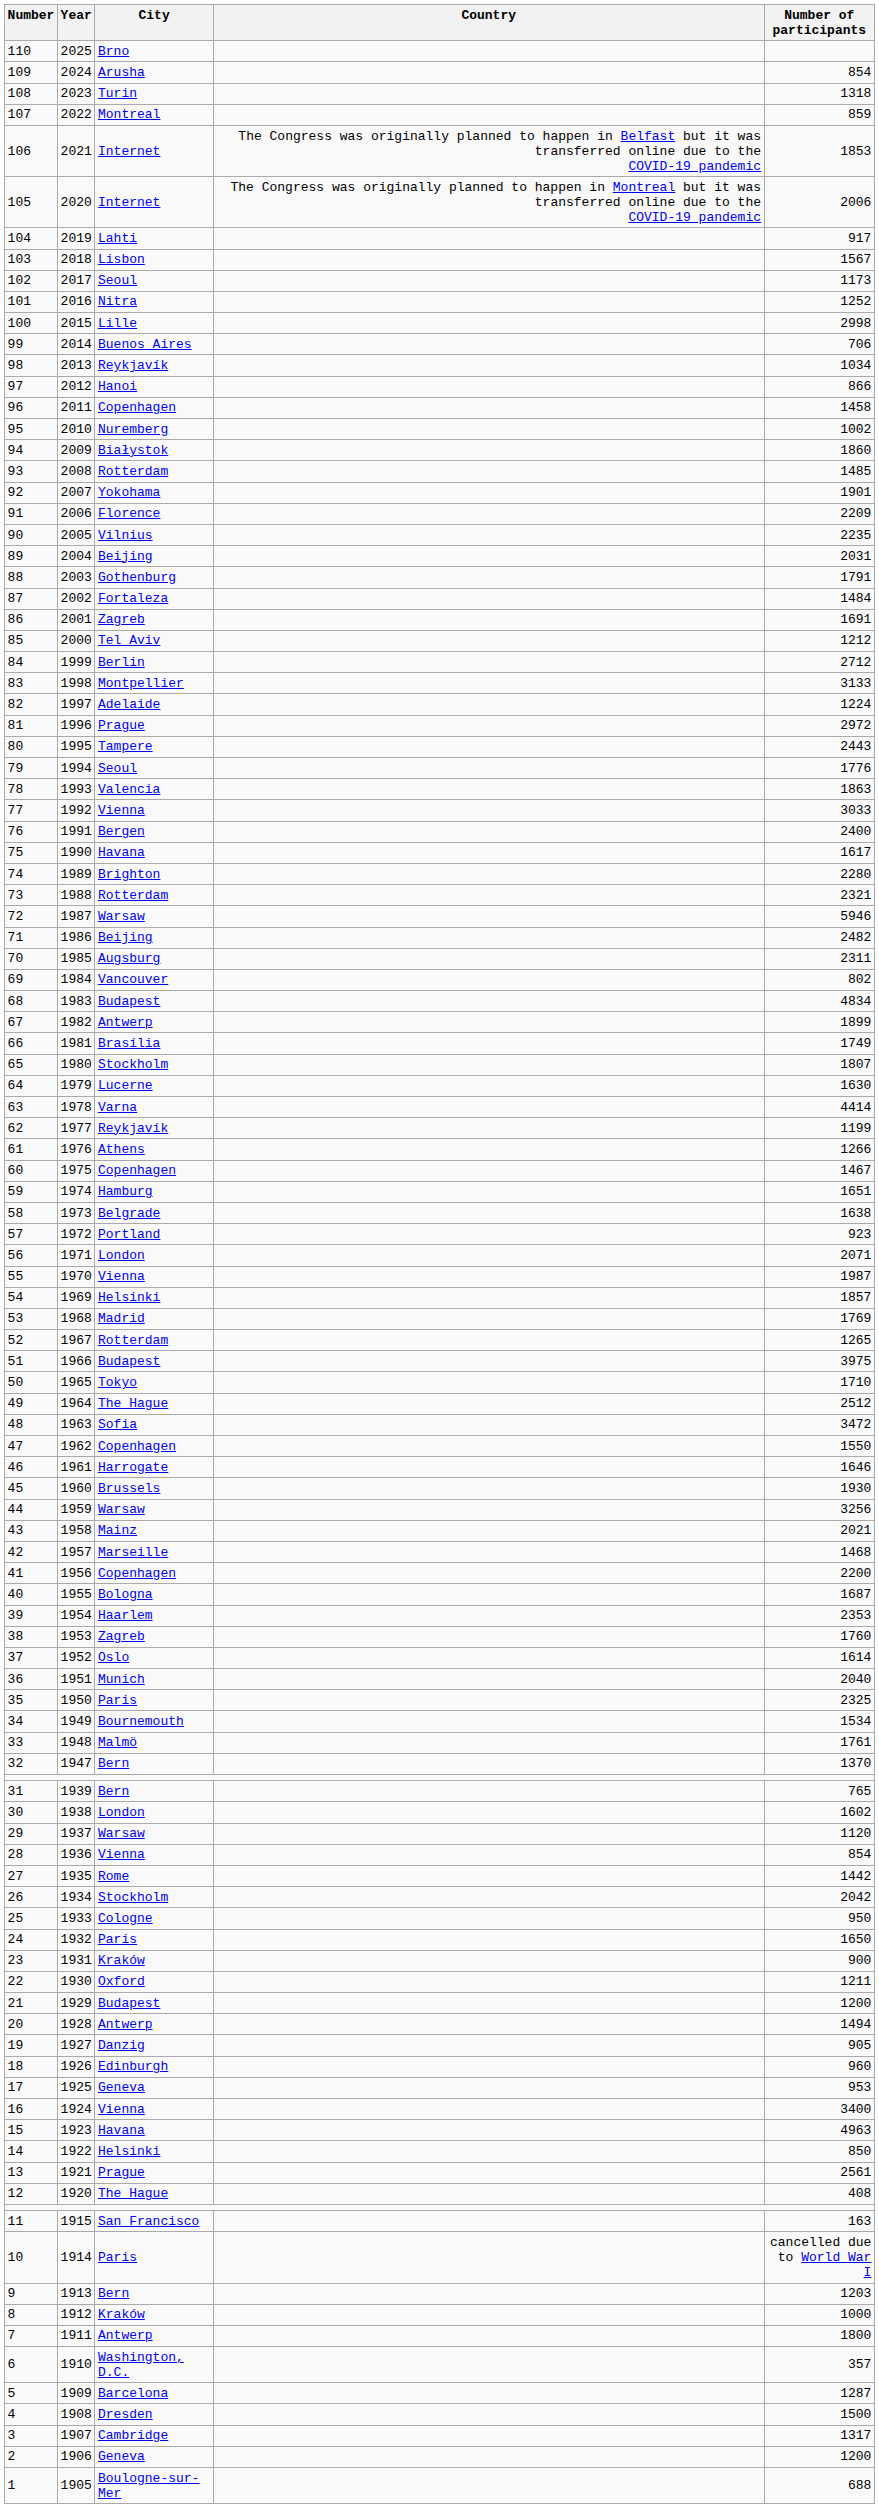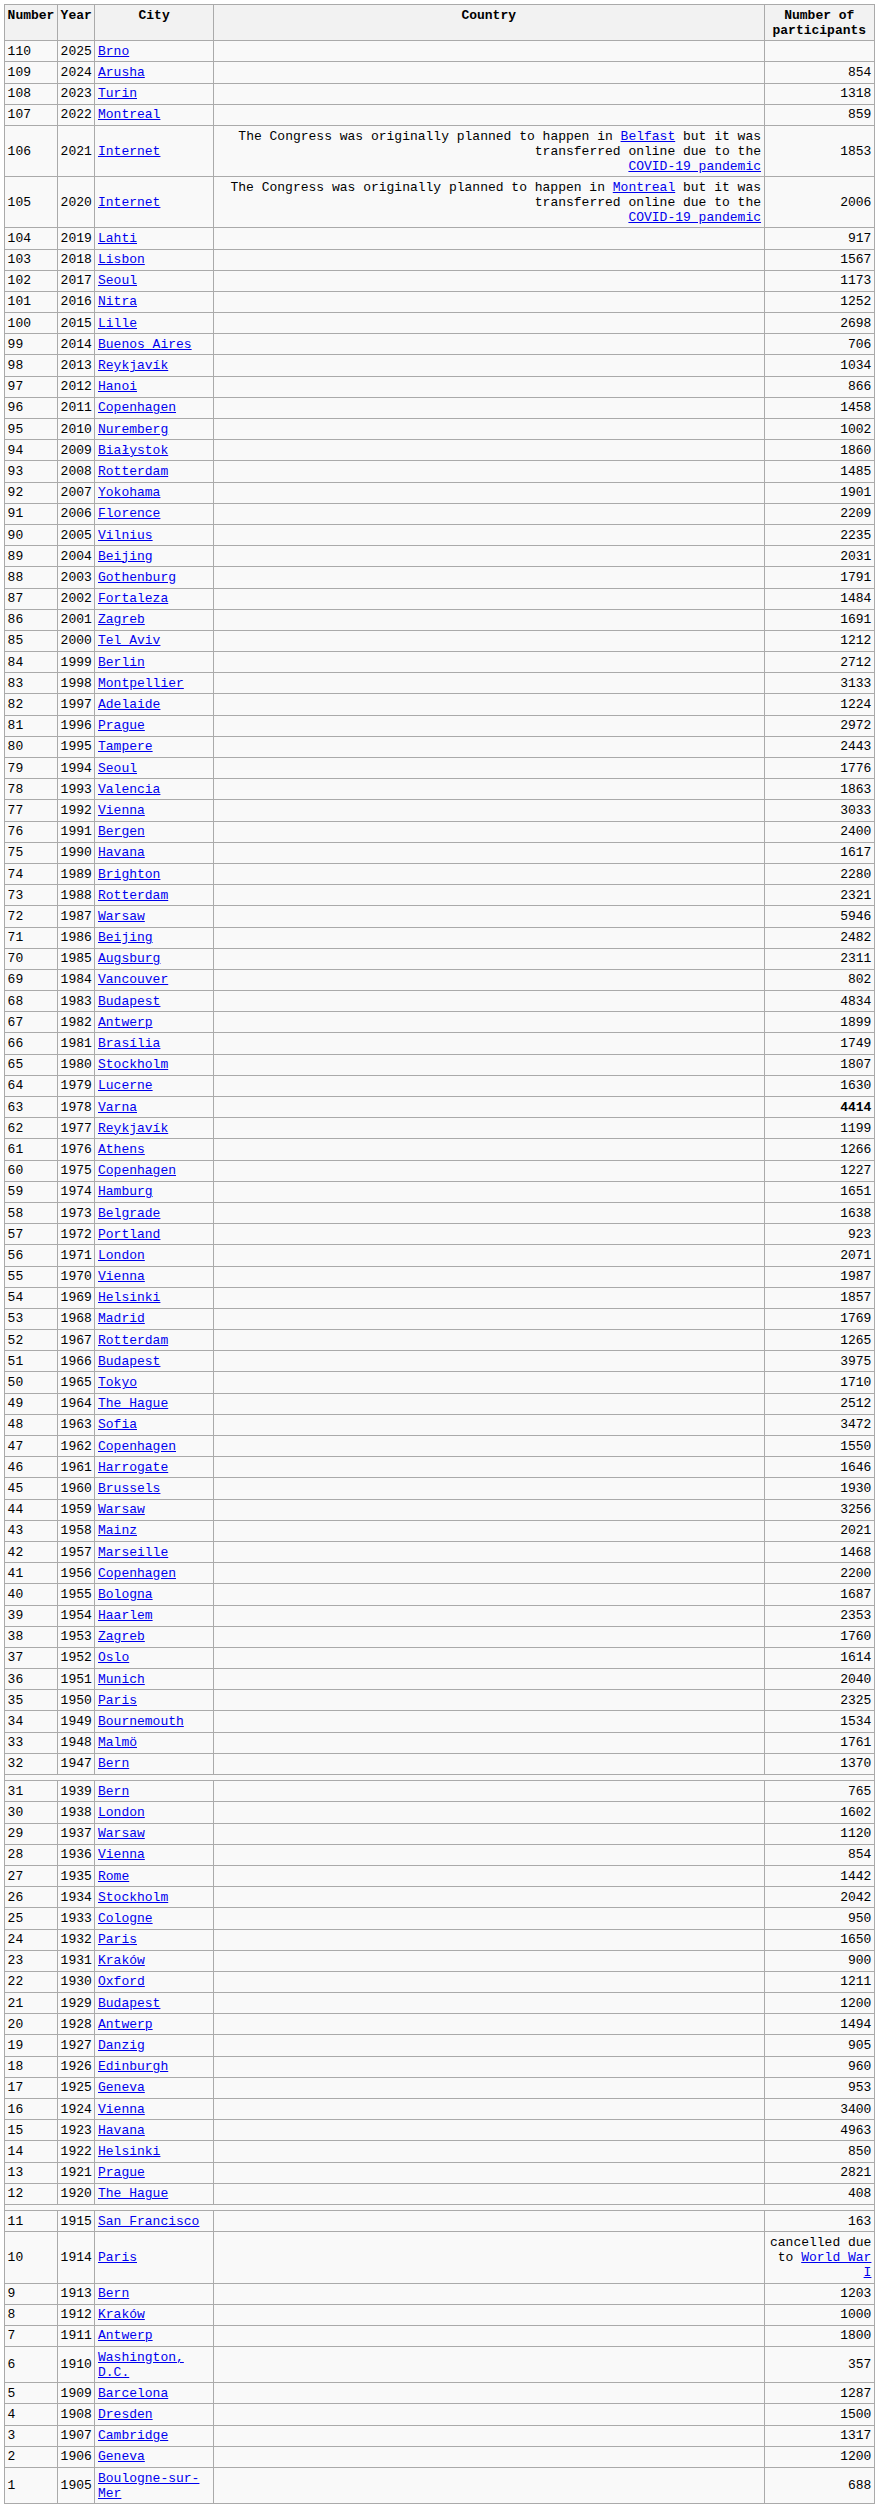(856, 323) 2998 -> (856, 323) 2698
(856, 1107) normal -> (856, 1107) bold
(856, 1171) 1467 -> (856, 1171) 1227
(856, 2173) 2561 -> (856, 2173) 2821
